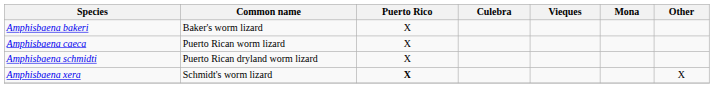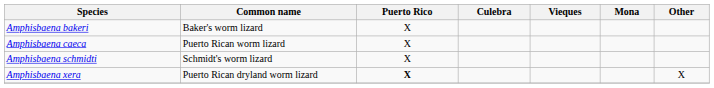(250, 59) Puerto Rican dryland worm lizard -> (227, 59) Schmidt's worm lizard
(227, 75) Schmidt's worm lizard -> (250, 75) Puerto Rican dryland worm lizard
